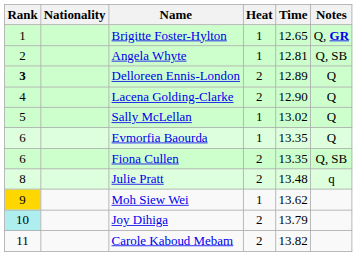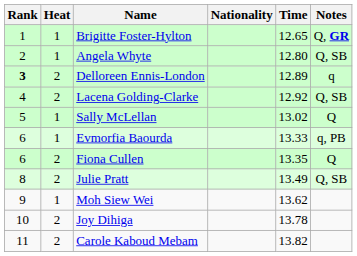columns swapped: (259, 14) <-> (75, 14)
(293, 55) 12.81 -> (293, 55) 12.80
(331, 76) Q -> (331, 76) q
(293, 96) 12.90 -> (293, 96) 12.92
(331, 96) Q -> (331, 96) Q, SB
(293, 138) 13.35 -> (293, 138) 13.33
(331, 138) Q -> (331, 138) q, PB
(331, 158) Q, SB -> (331, 158) Q
(293, 179) 13.48 -> (293, 179) 13.49
(331, 179) q -> (331, 179) Q, SB
(23, 199) gold background -> (23, 199) no background
(23, 220) paleturquoise background -> (23, 220) no background
(293, 220) 13.79 -> (293, 220) 13.78
